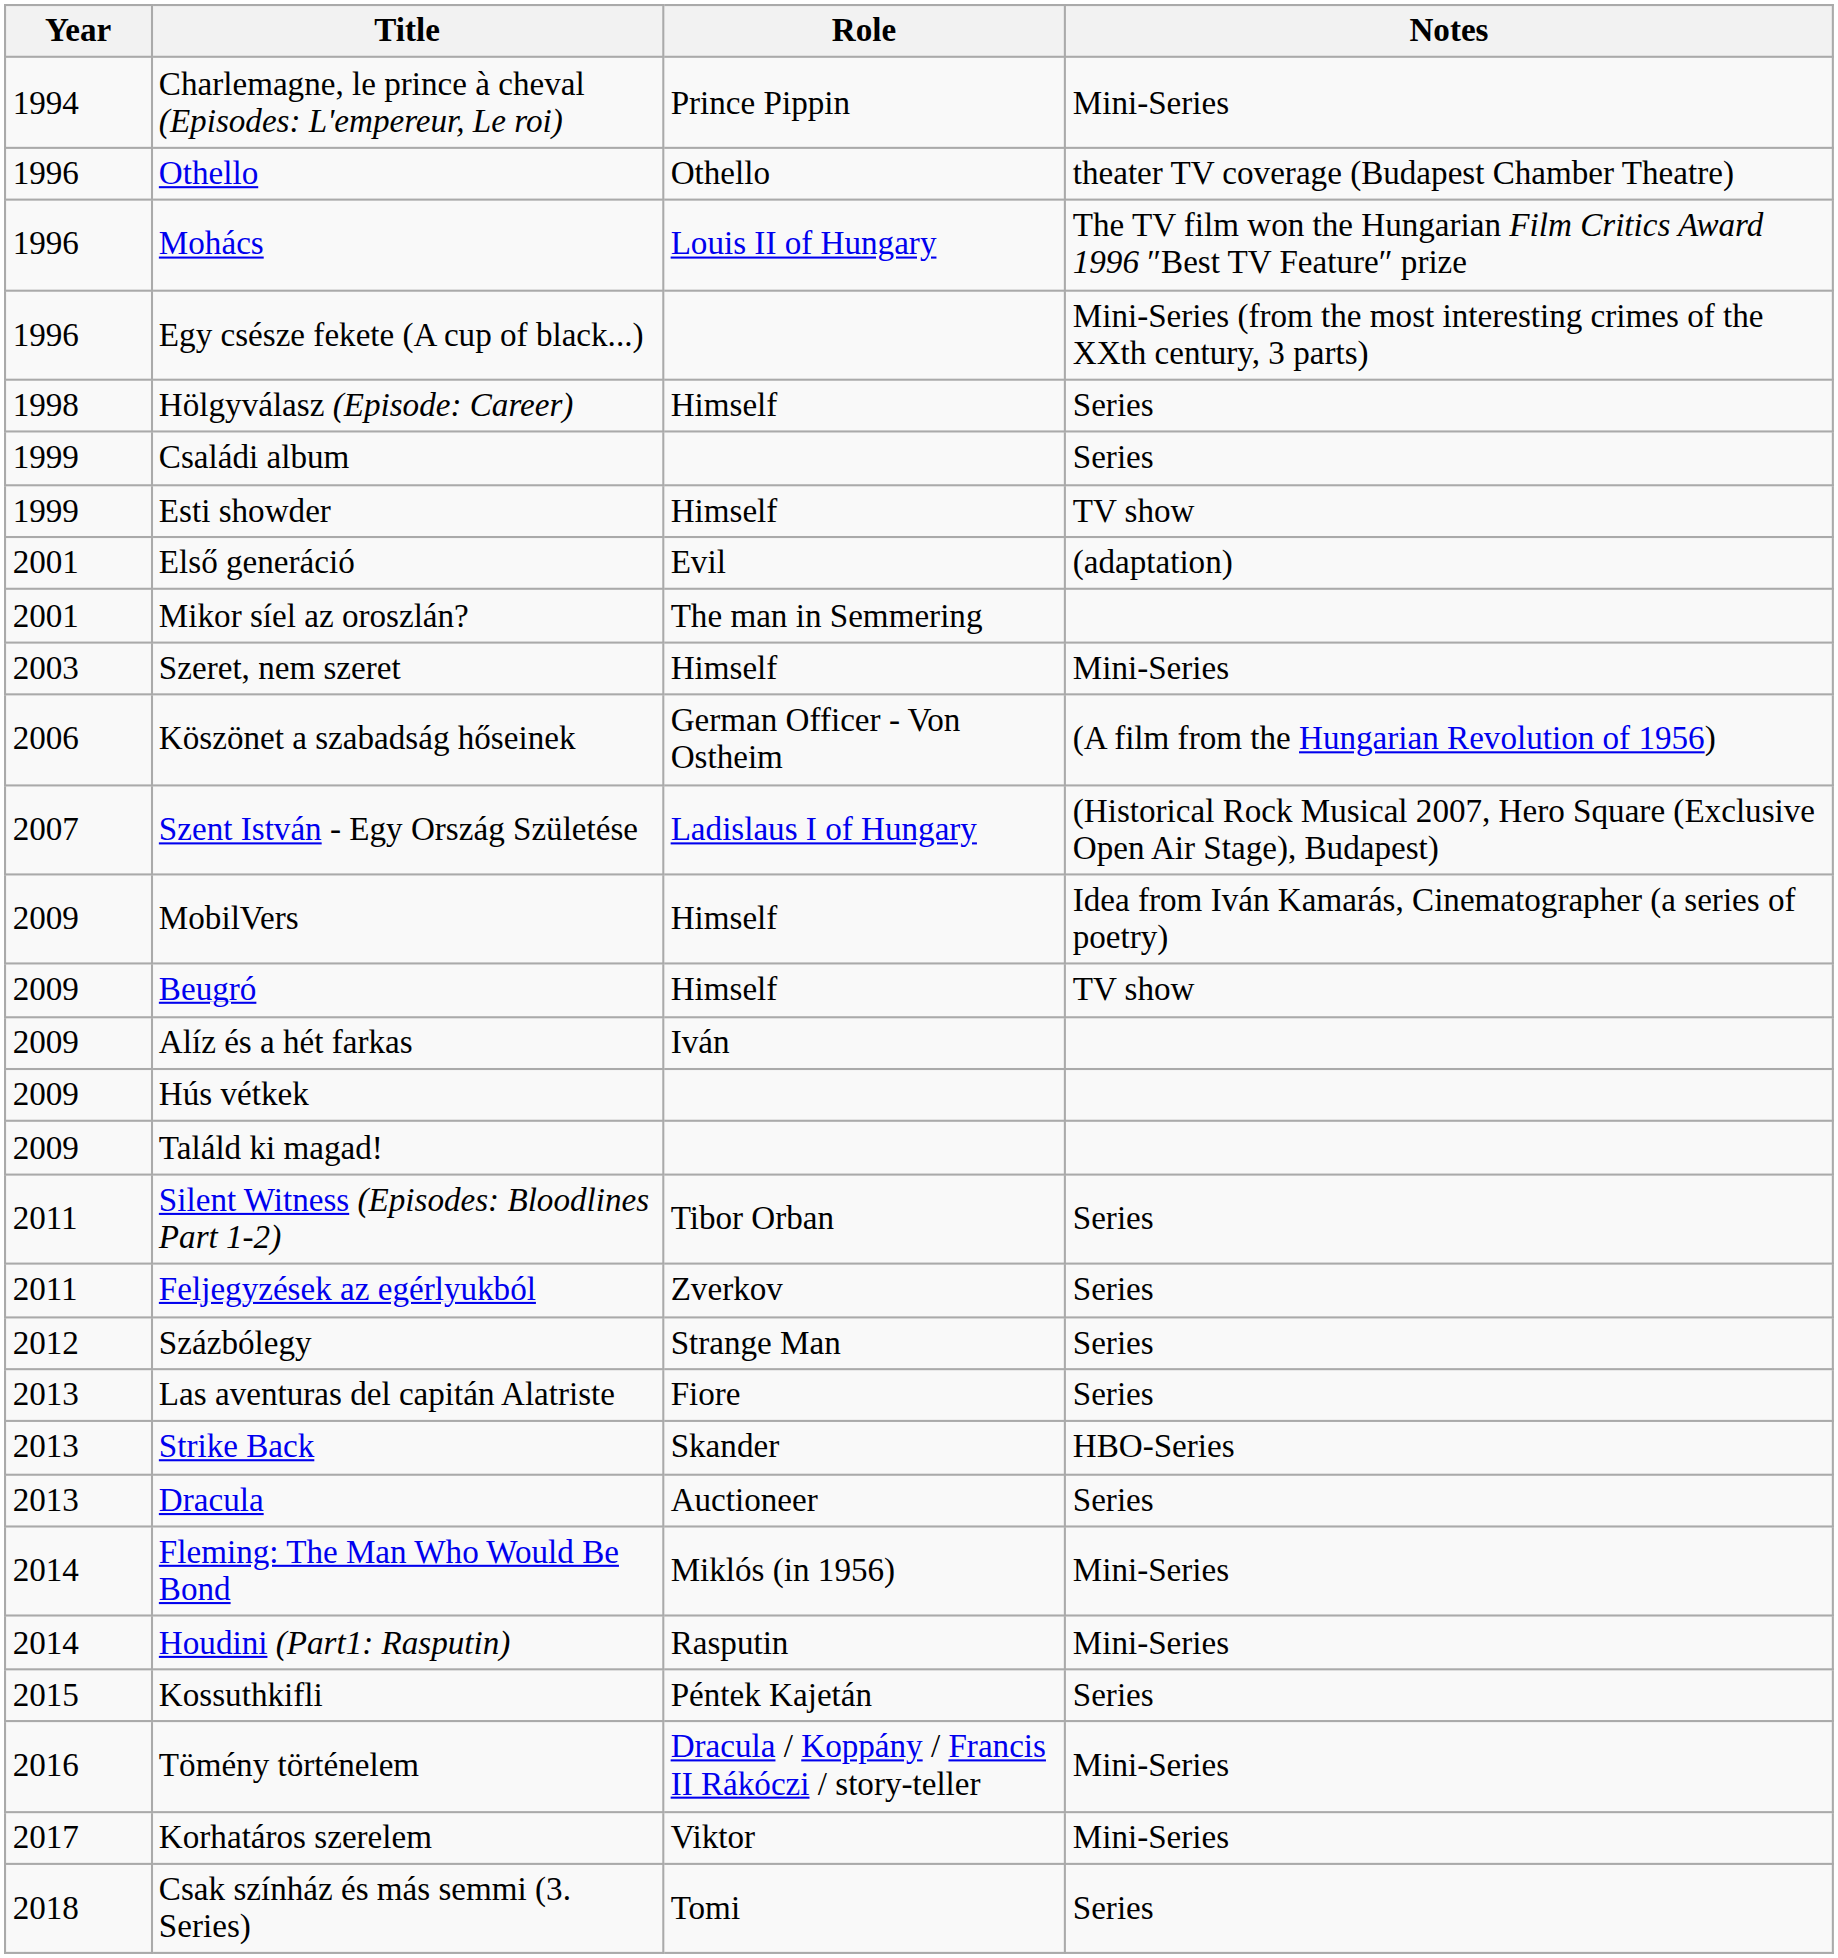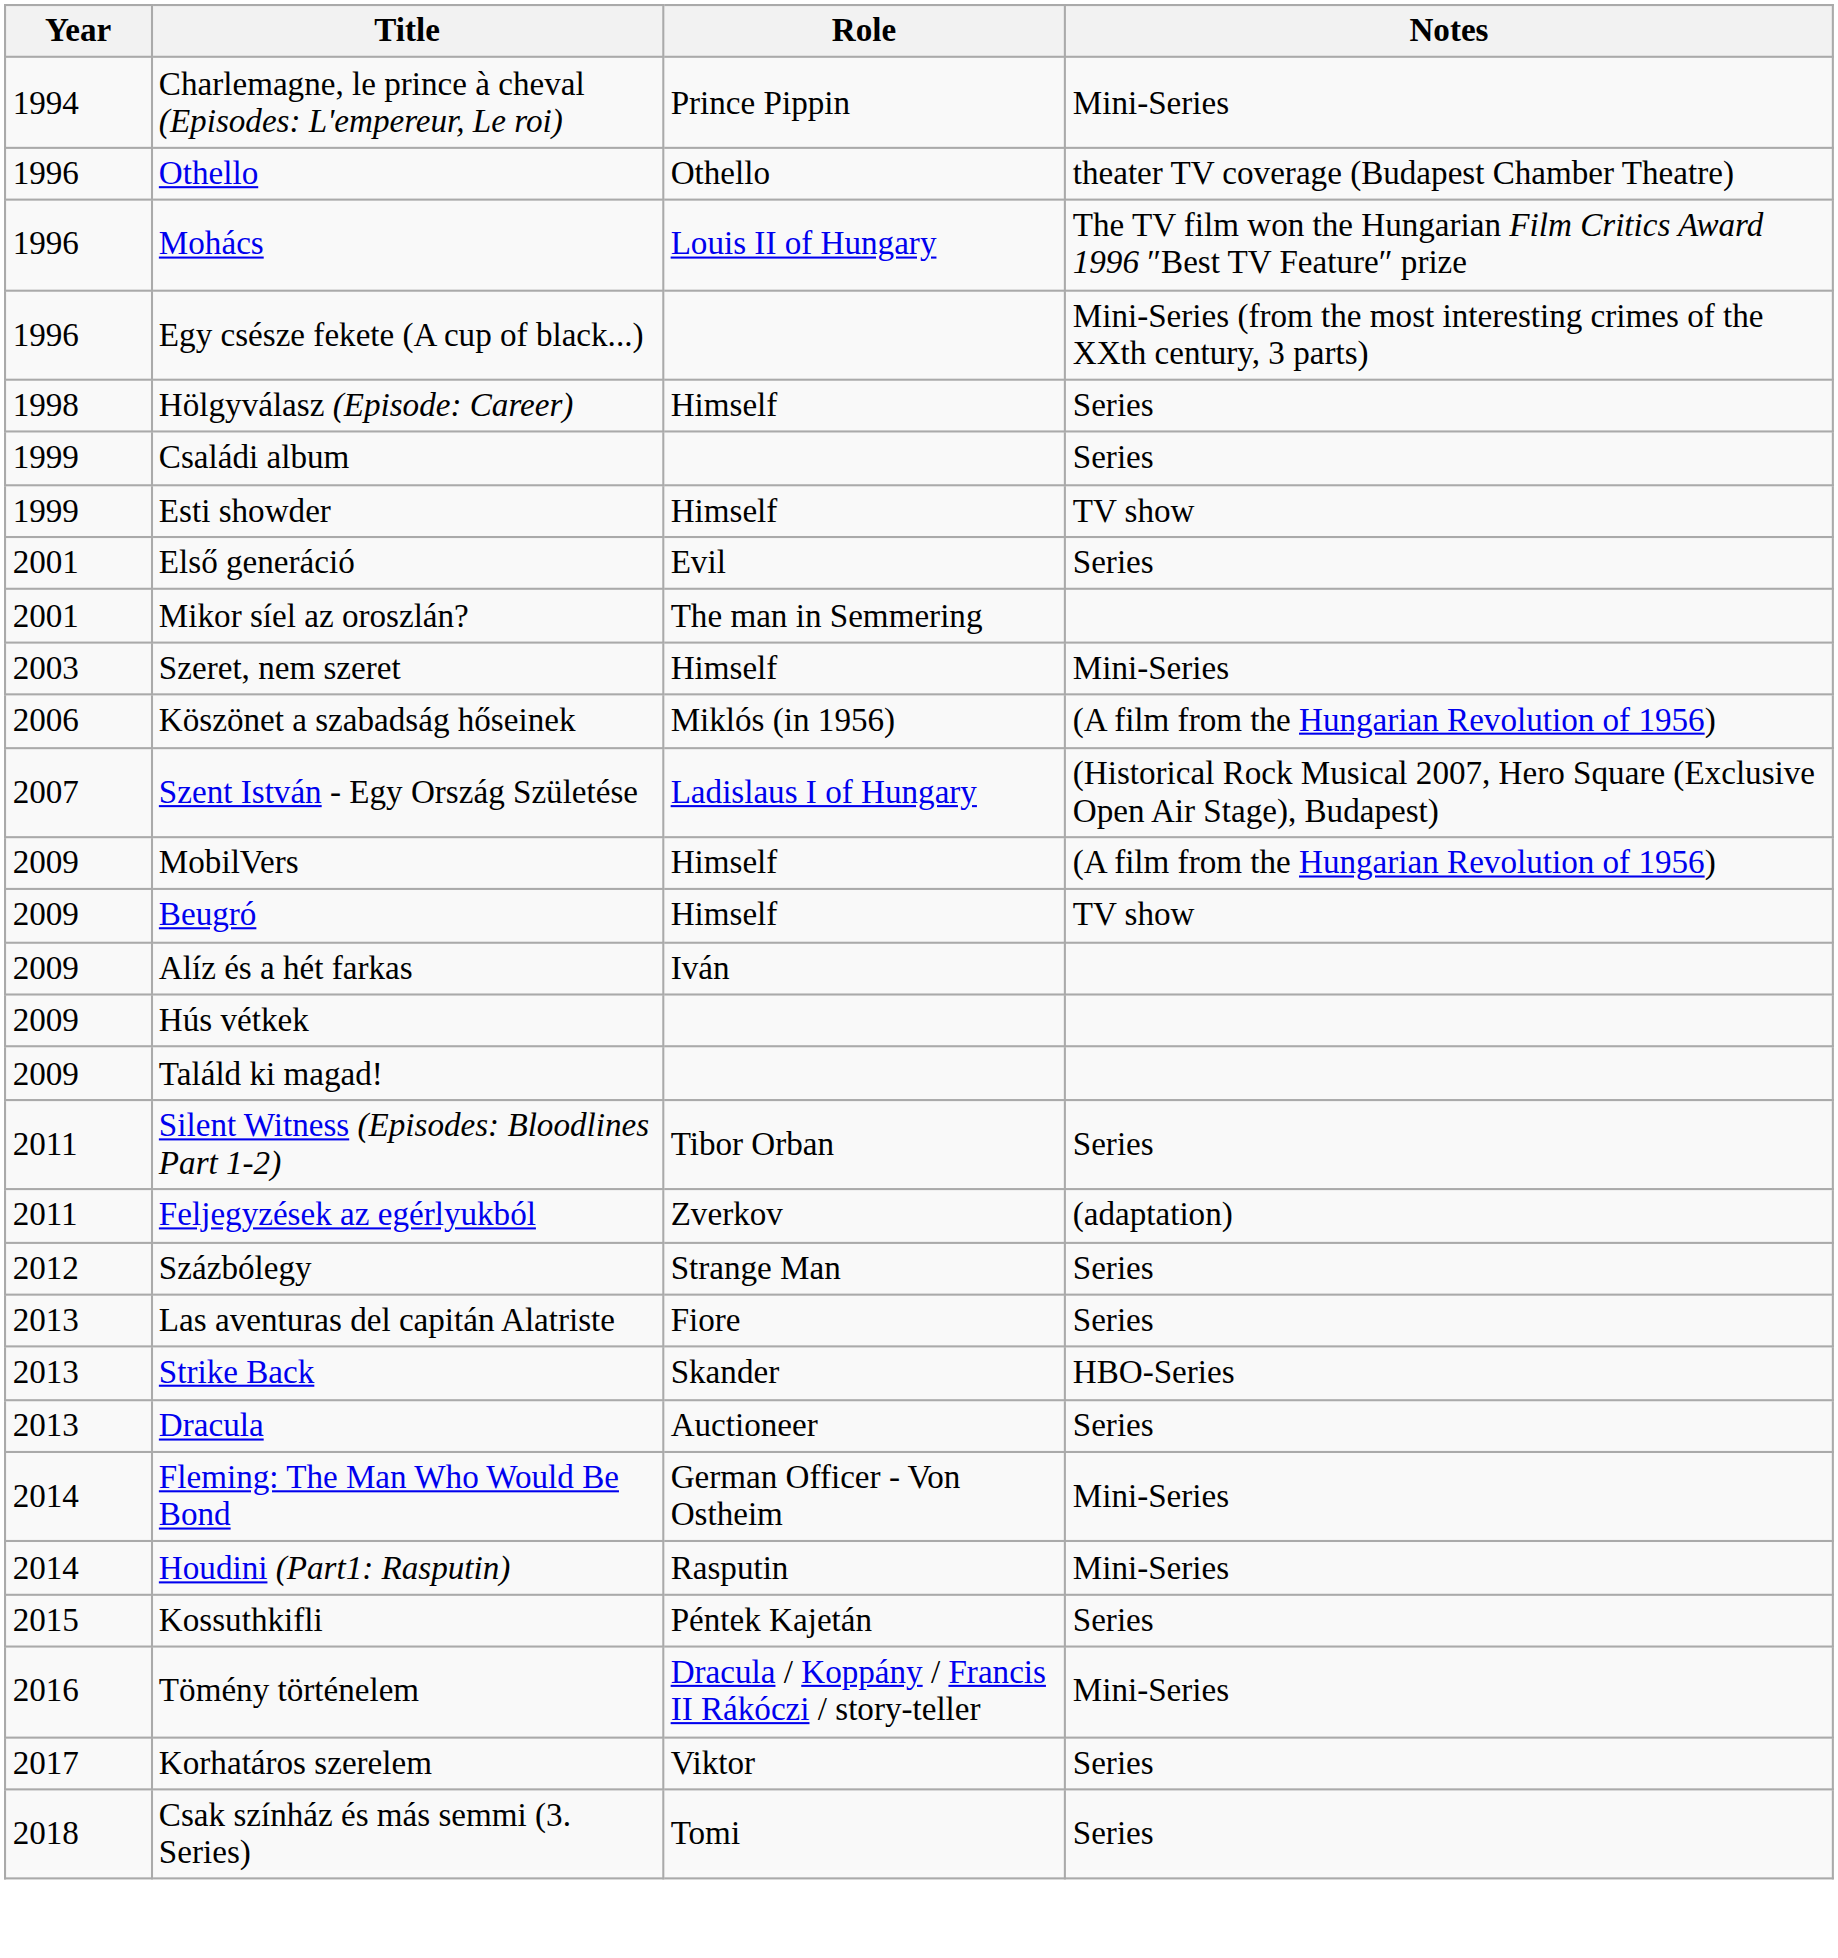(1153, 562) (adaptation) -> (1113, 562) Series
(816, 738) German Officer - Von Ostheim -> (783, 720) Miklós (in 1956)
(1434, 918) Idea from Iván Kamarás, Cinematographer (a series of poetry) -> (1394, 862) (A film from the Hungarian Revolution of 1956)
(1113, 1289) Series -> (1153, 1215) (adaptation)
(783, 1570) Miklós (in 1956) -> (816, 1496) German Officer - Von Ostheim
(1151, 1836) Mini-Series -> (1113, 1762) Series
